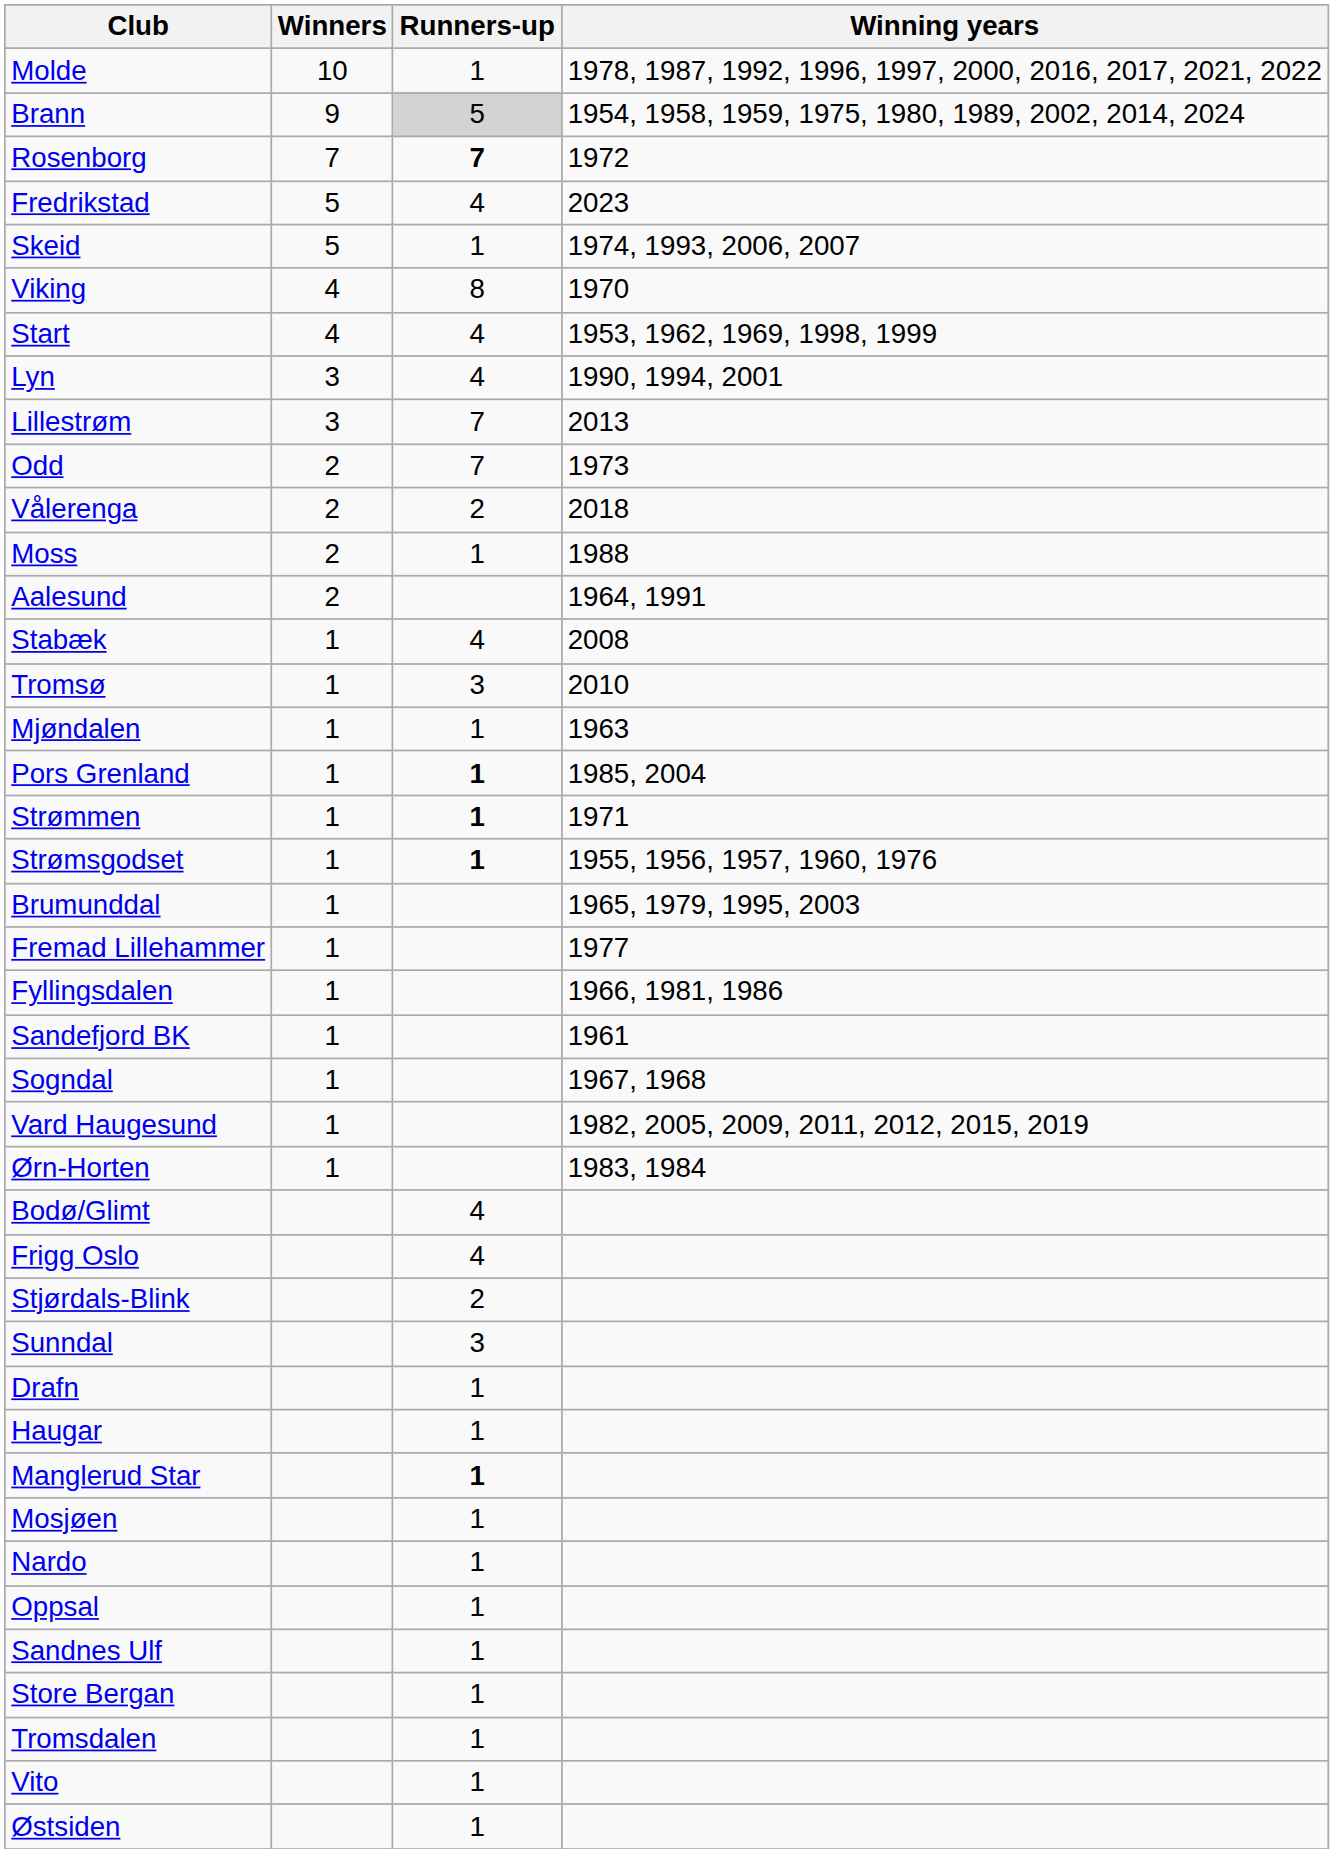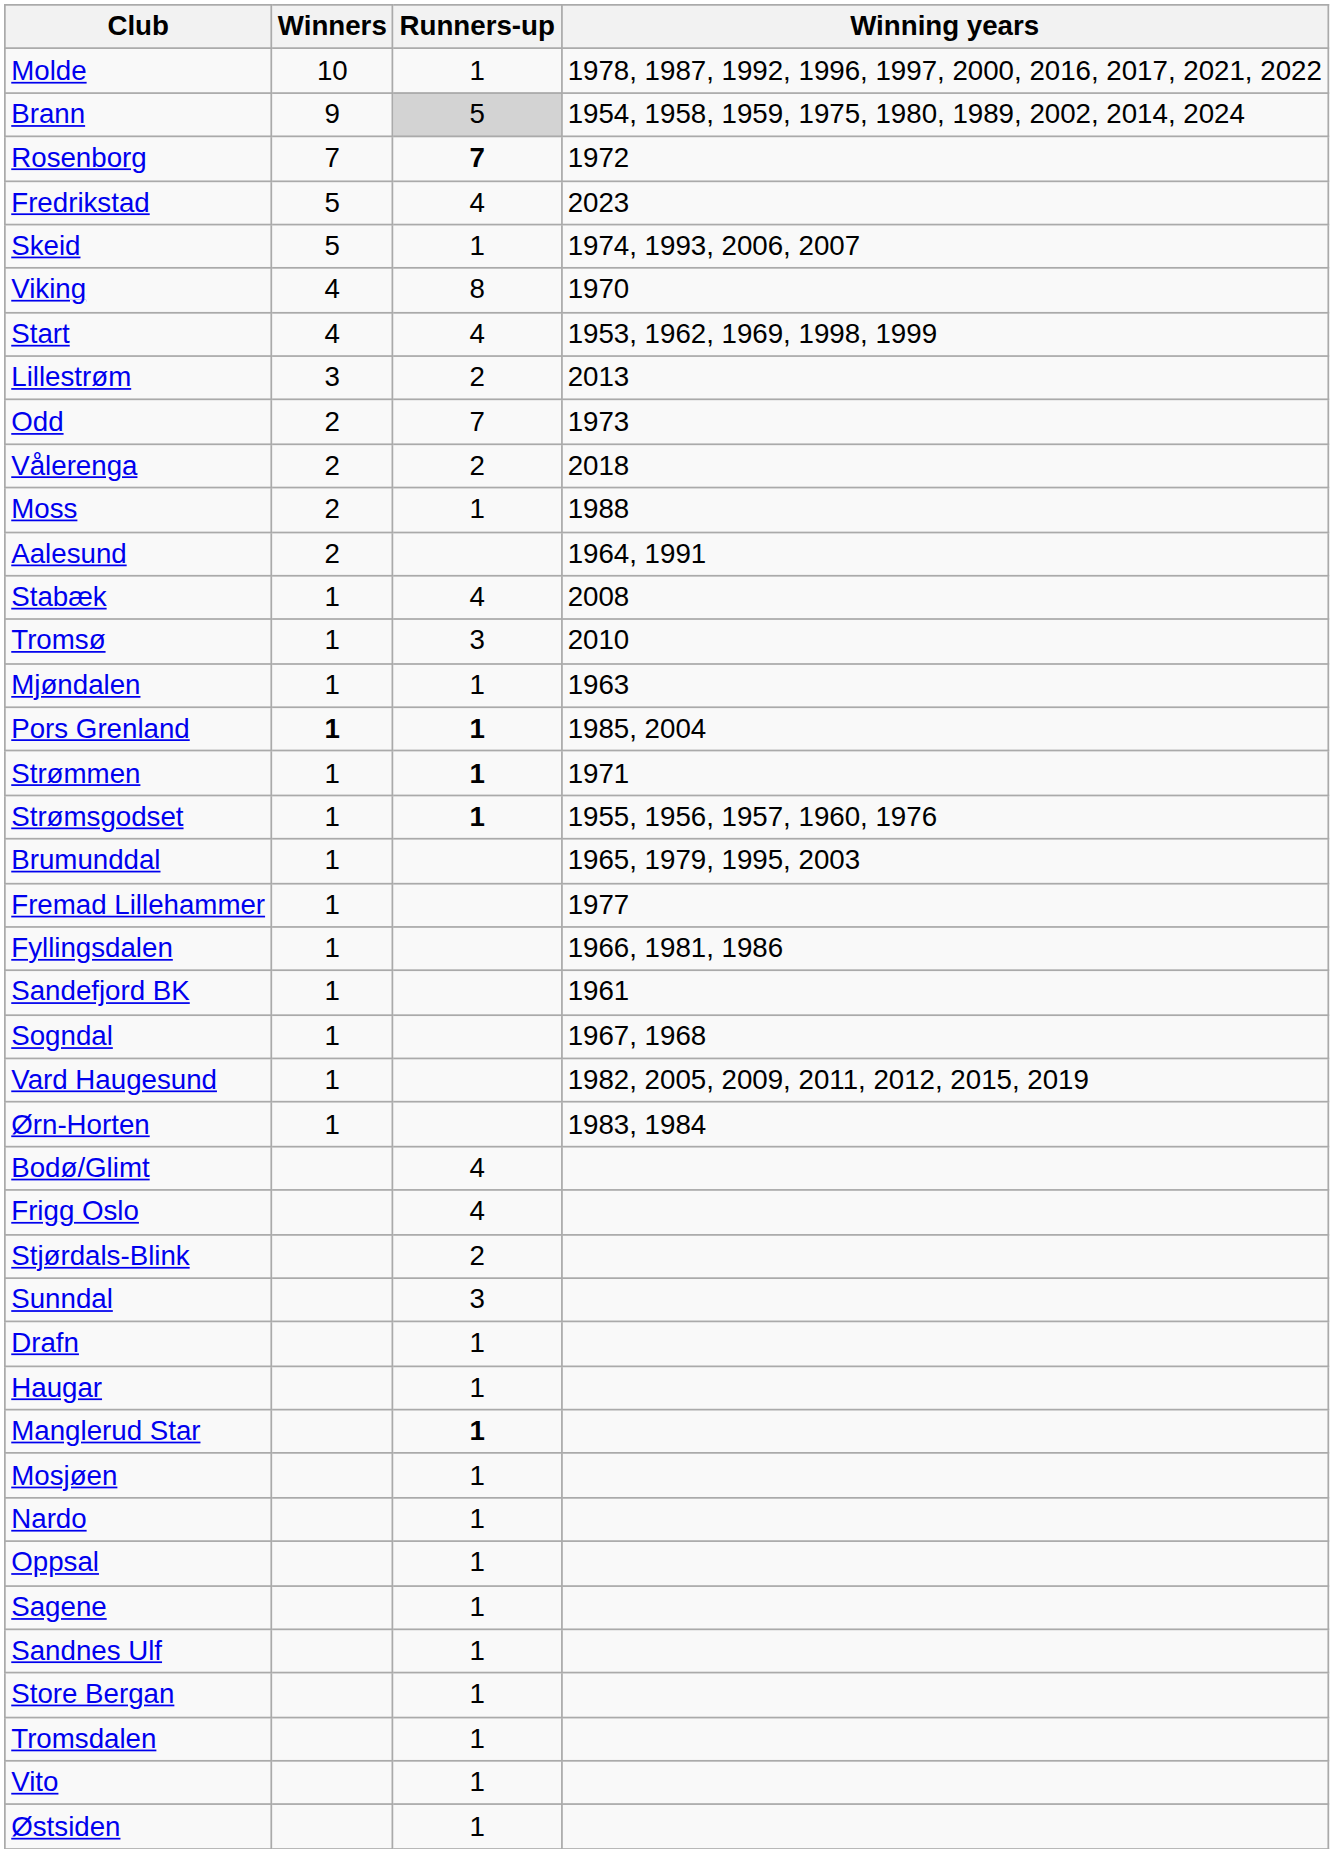- row: (33, 377)
(477, 421) 7 -> (477, 377) 2
(332, 772) normal -> (332, 728) bold
+ row: (59, 1606)
